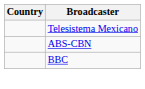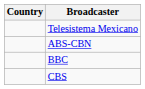+ row: (57, 76)
